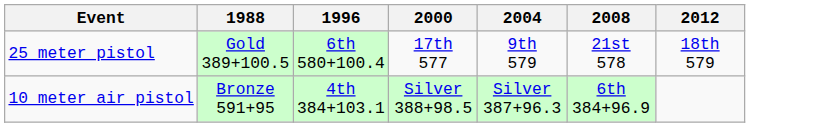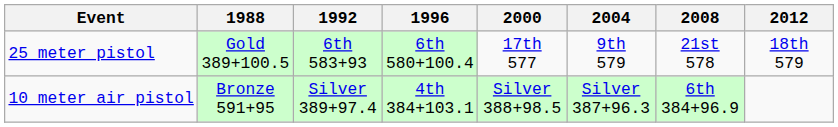+ column: (338, 18)
